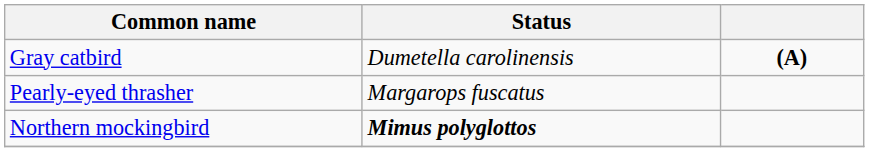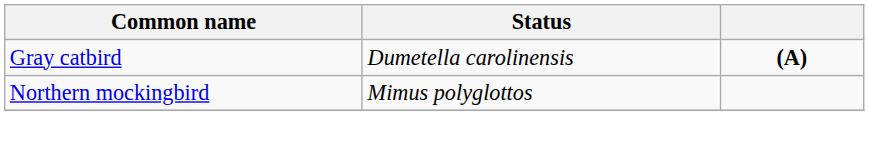- row: (102, 92)
(452, 127) bold -> (450, 92) normal
